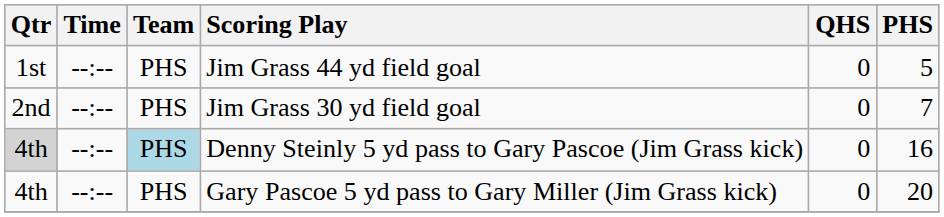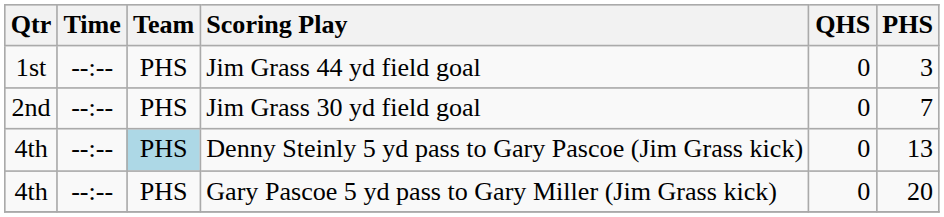(926, 66) 5 -> (926, 66) 3
(31, 149) lightgrey background -> (31, 149) no background
(920, 149) 16 -> (920, 149) 13
